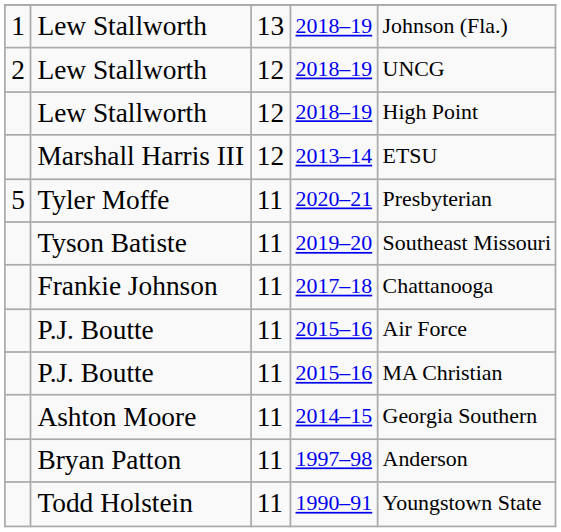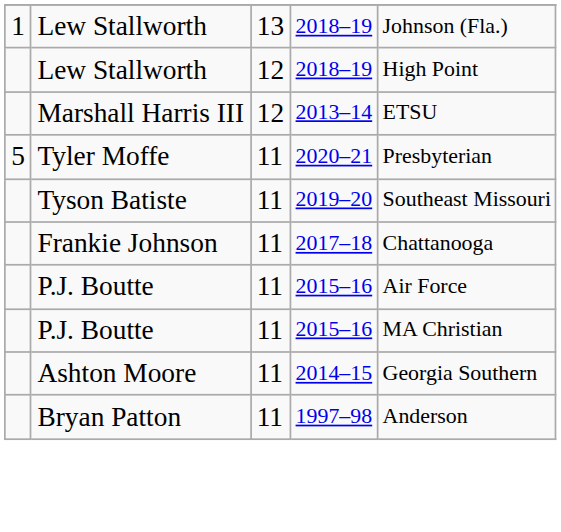- row: (18, 69)
- row: (18, 504)
